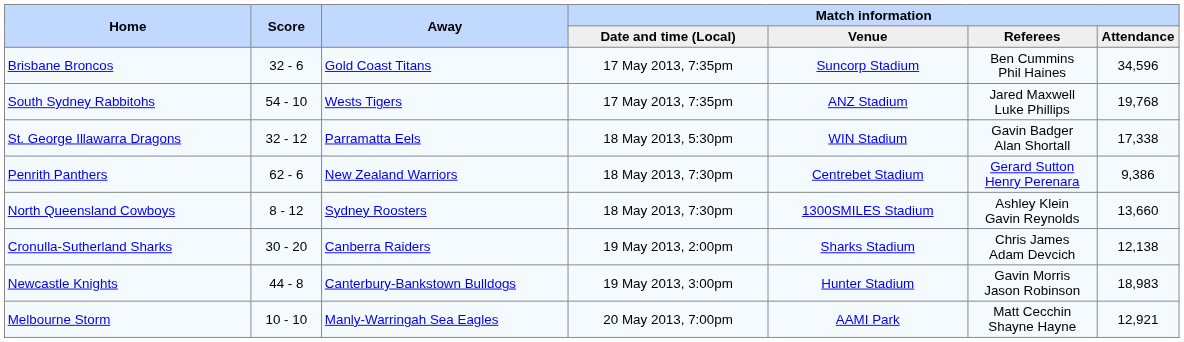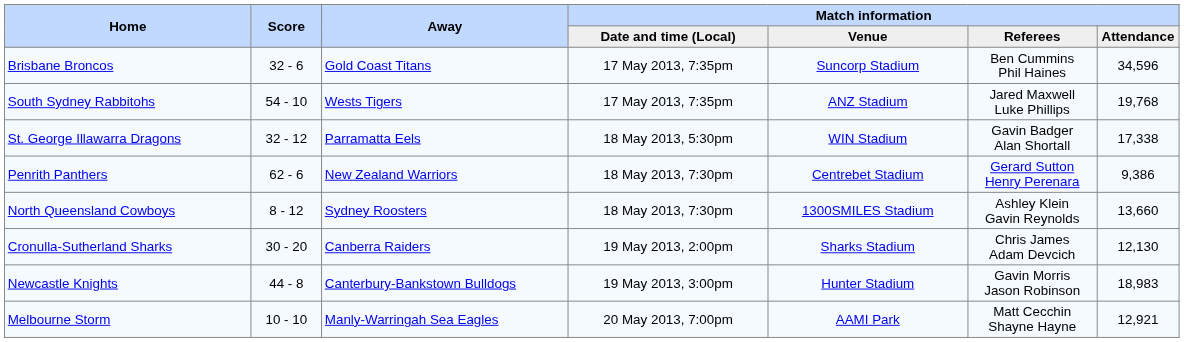(1138, 247) 12,138 -> (1138, 247) 12,130
